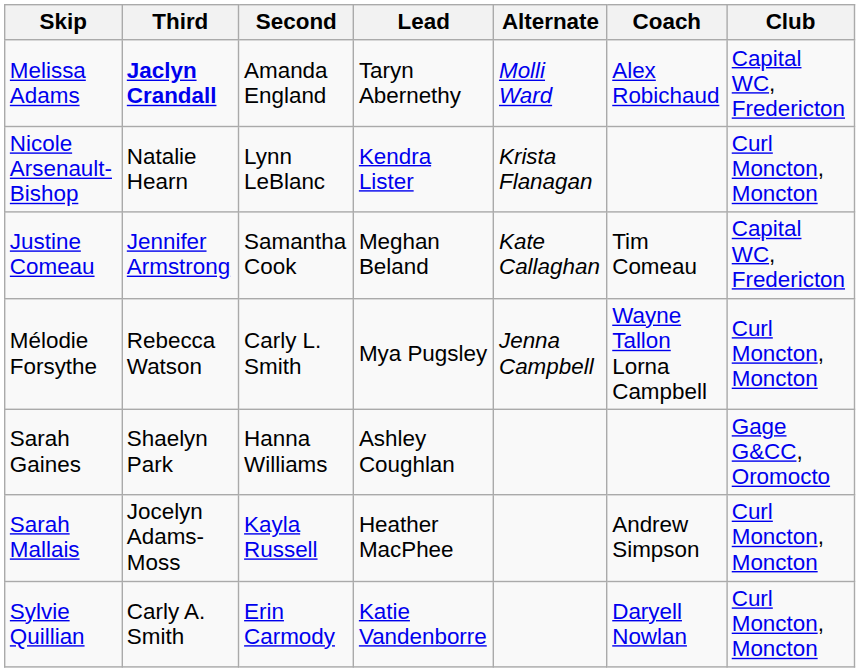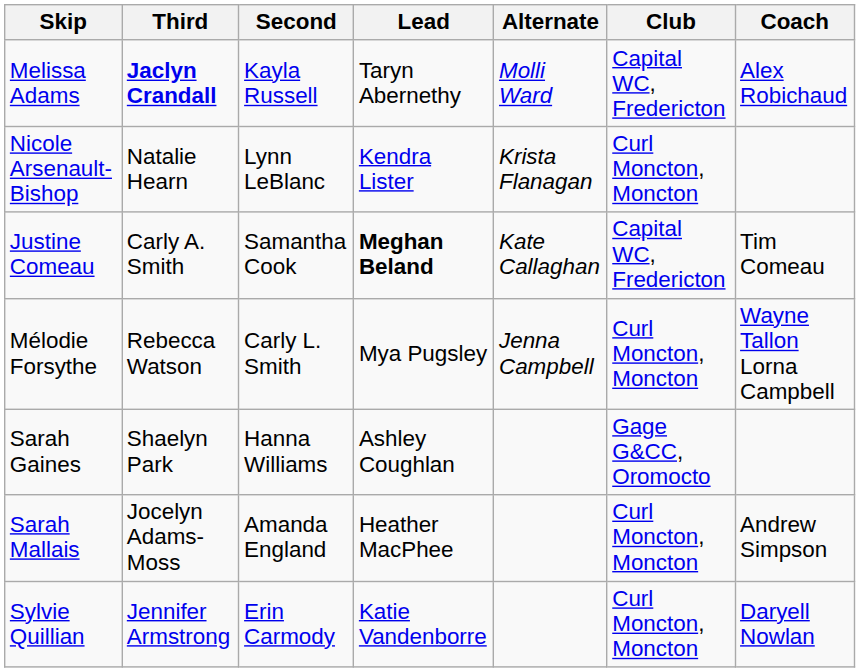columns swapped: (667, 22) <-> (791, 22)
(286, 82) Amanda England -> (281, 82) Kayla Russell
(178, 254) Jennifer Armstrong -> (166, 254) Carly A. Smith
(399, 254) normal -> (401, 254) bold
(281, 537) Kayla Russell -> (286, 537) Amanda England
(166, 623) Carly A. Smith -> (178, 623) Jennifer Armstrong
